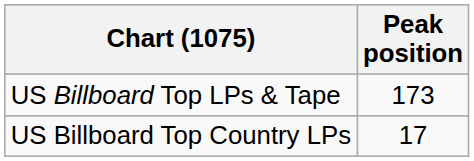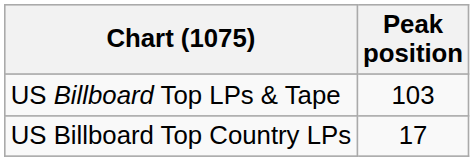(413, 94) 173 -> (413, 94) 103
